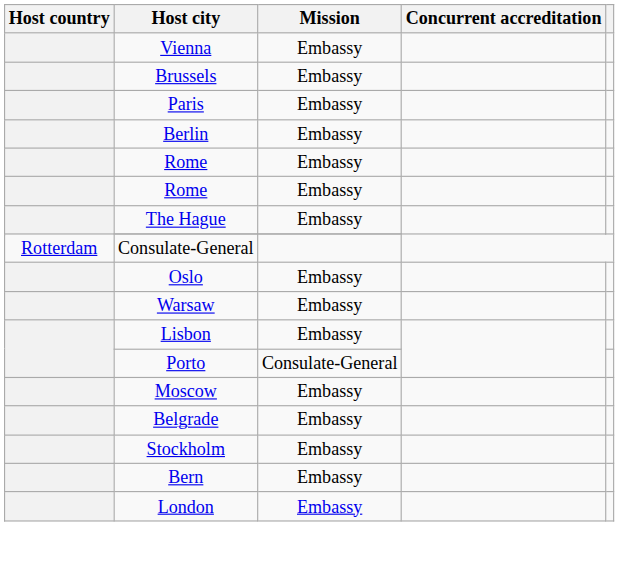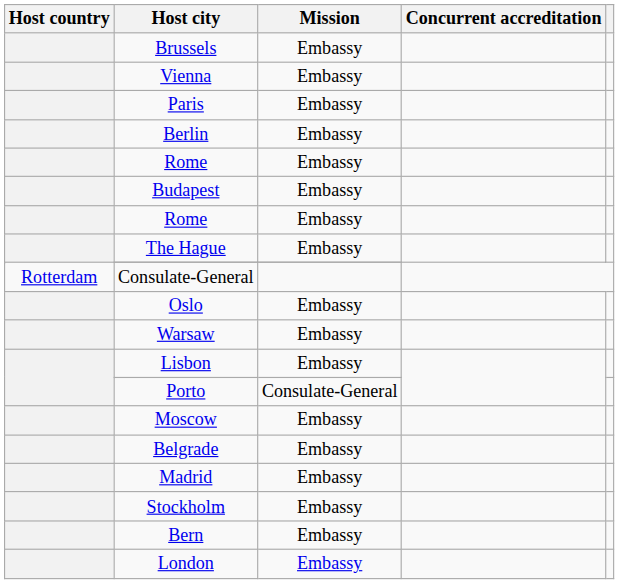rows swapped: (186, 47) <-> (186, 76)
+ row: (186, 190)
+ row: (186, 477)
